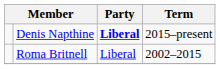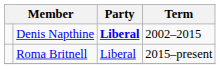(179, 34) 2015–present -> (173, 34) 2002–2015
(173, 53) 2002–2015 -> (179, 53) 2015–present
